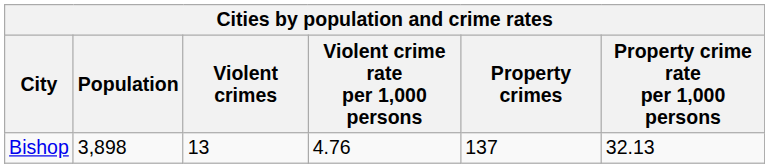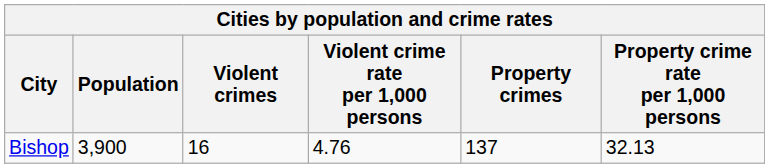(102, 147) 3,898 -> (102, 147) 3,900
(198, 147) 13 -> (198, 147) 16
